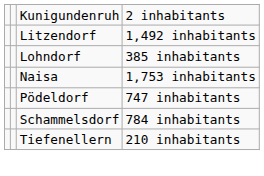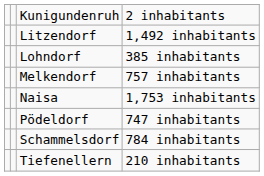+ row: (58, 77)
